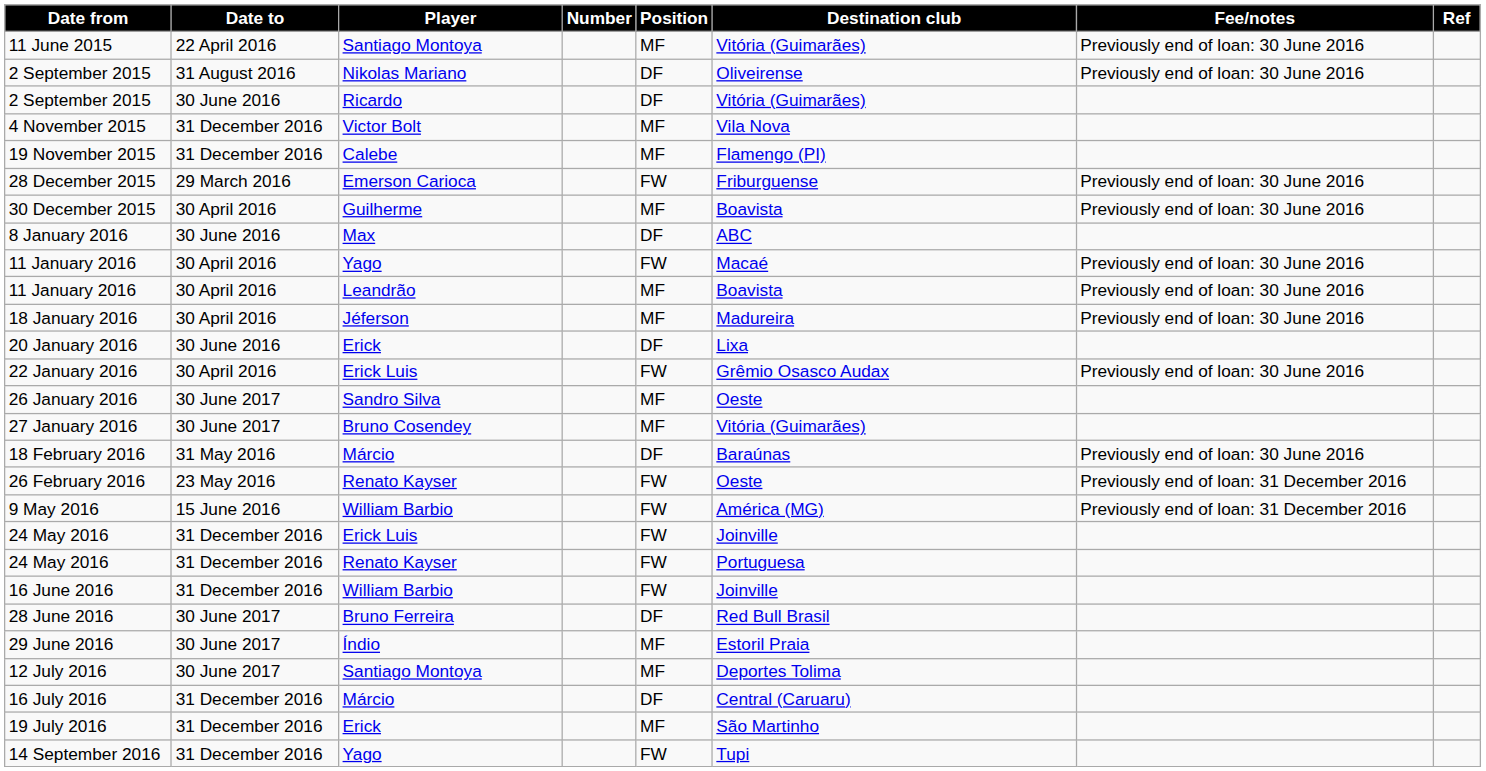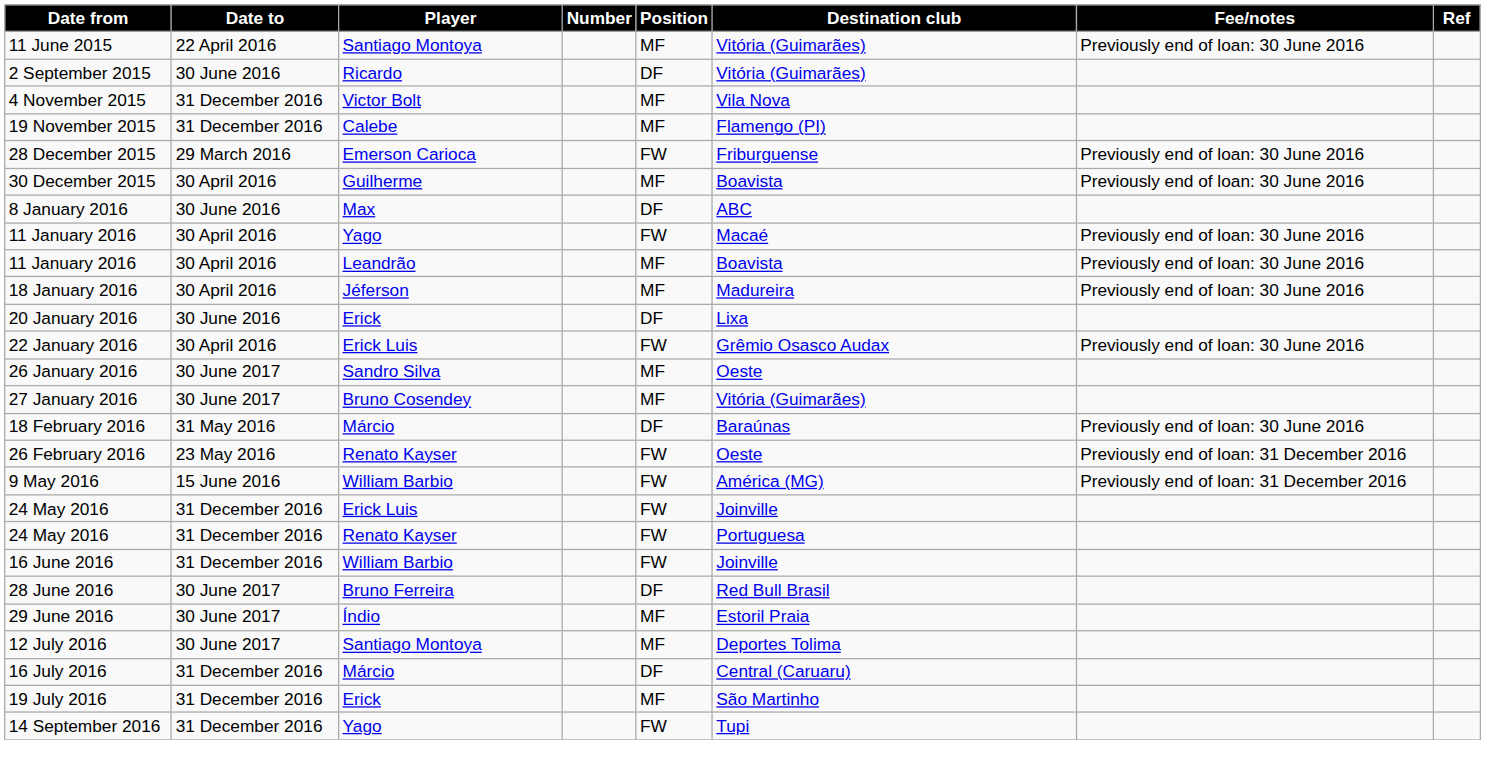- row: (80, 72)
